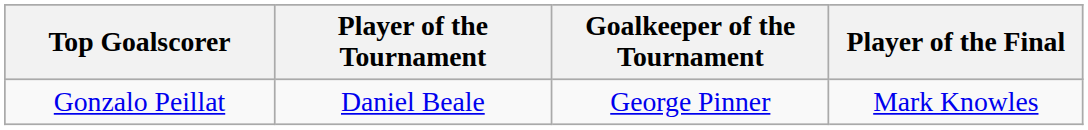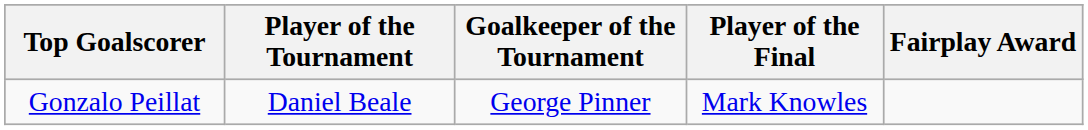+ column: (983, 42)
